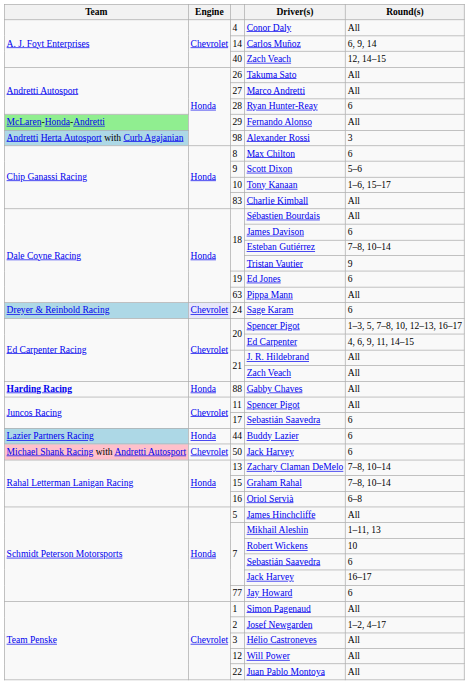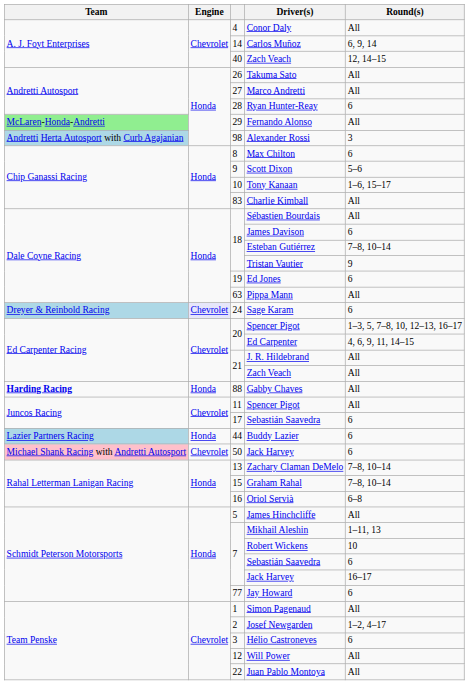(354, 640) All -> (350, 640) 6
